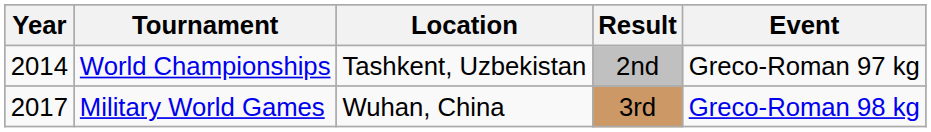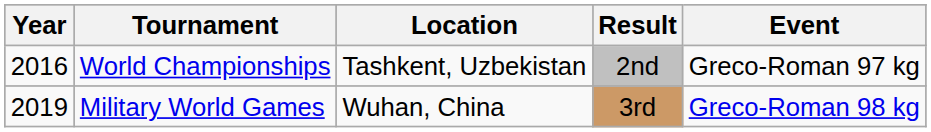(39, 66) 2014 -> (39, 66) 2016
(39, 107) 2017 -> (39, 107) 2019
